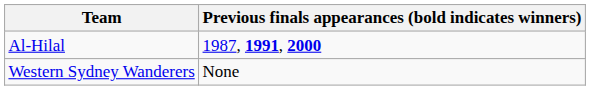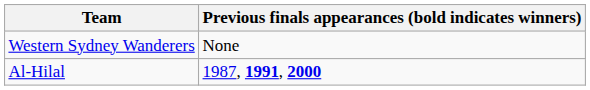rows swapped: (102, 71) <-> (37, 44)
